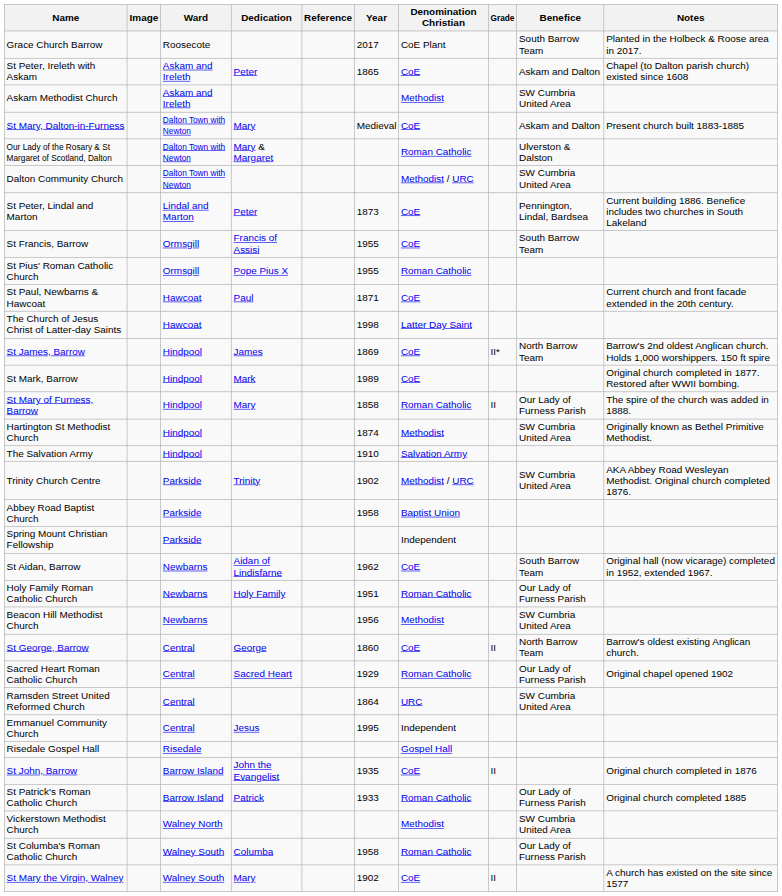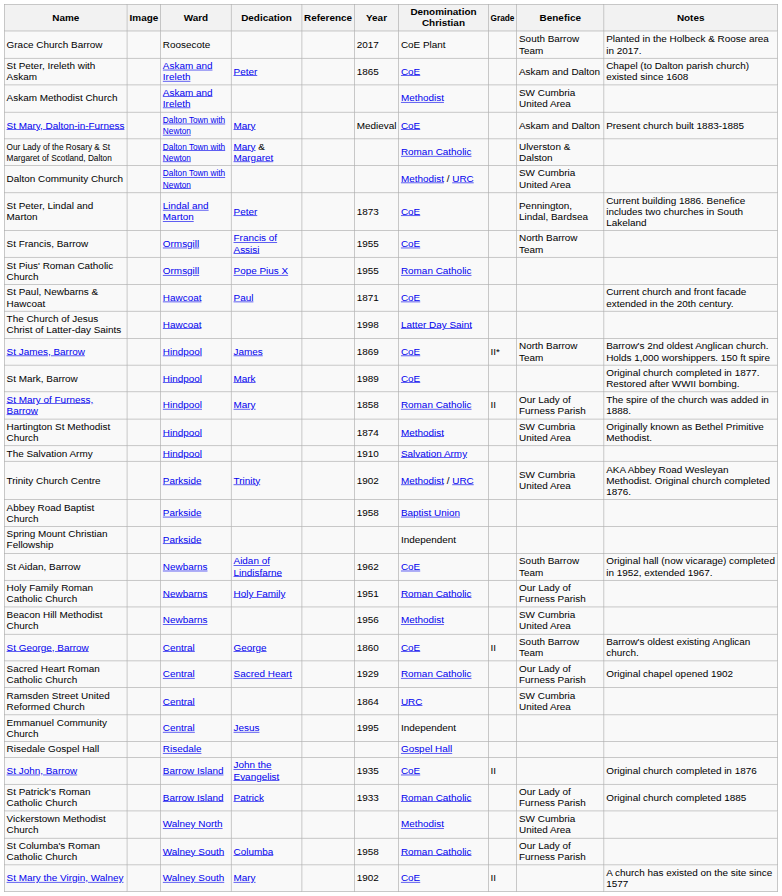(549, 244) South Barrow Team -> (548, 244) North Barrow Team
(548, 647) North Barrow Team -> (549, 647) South Barrow Team
